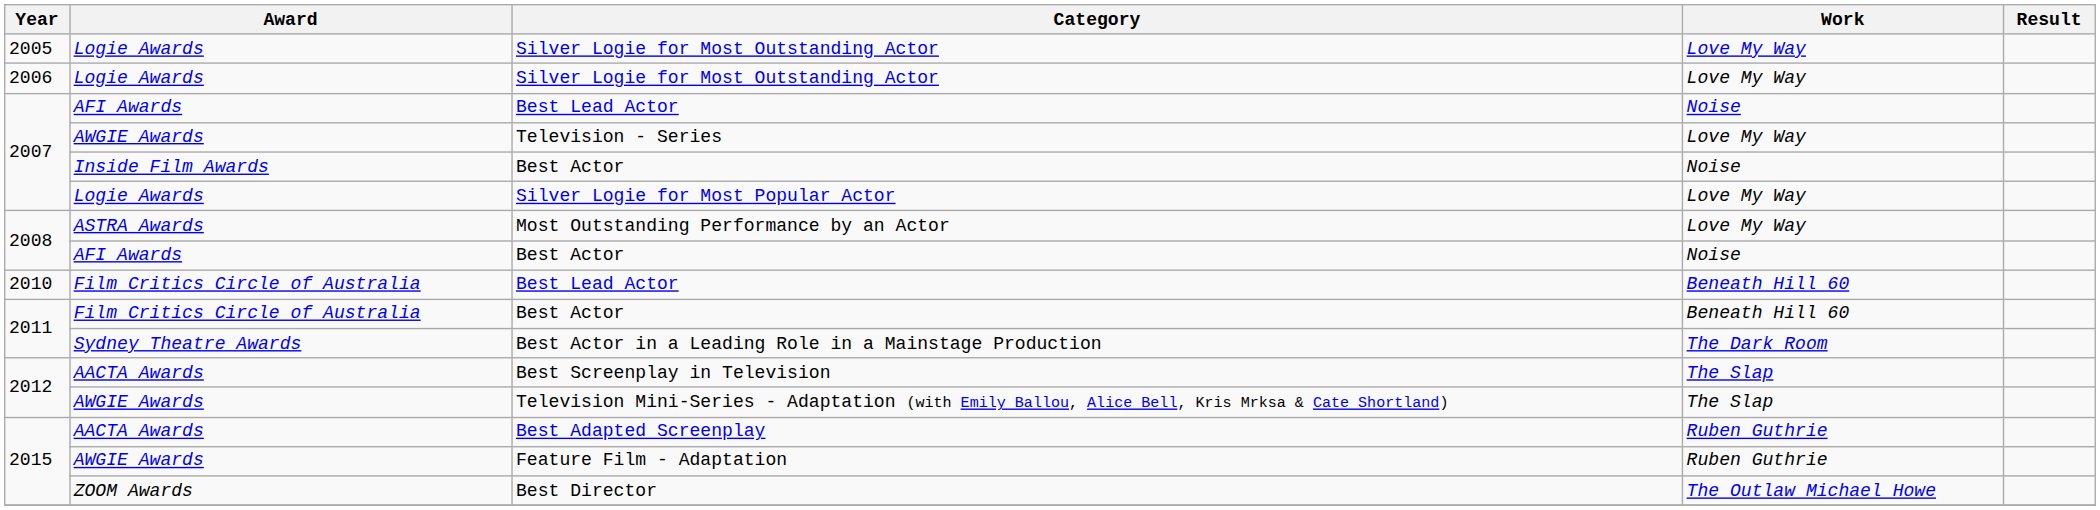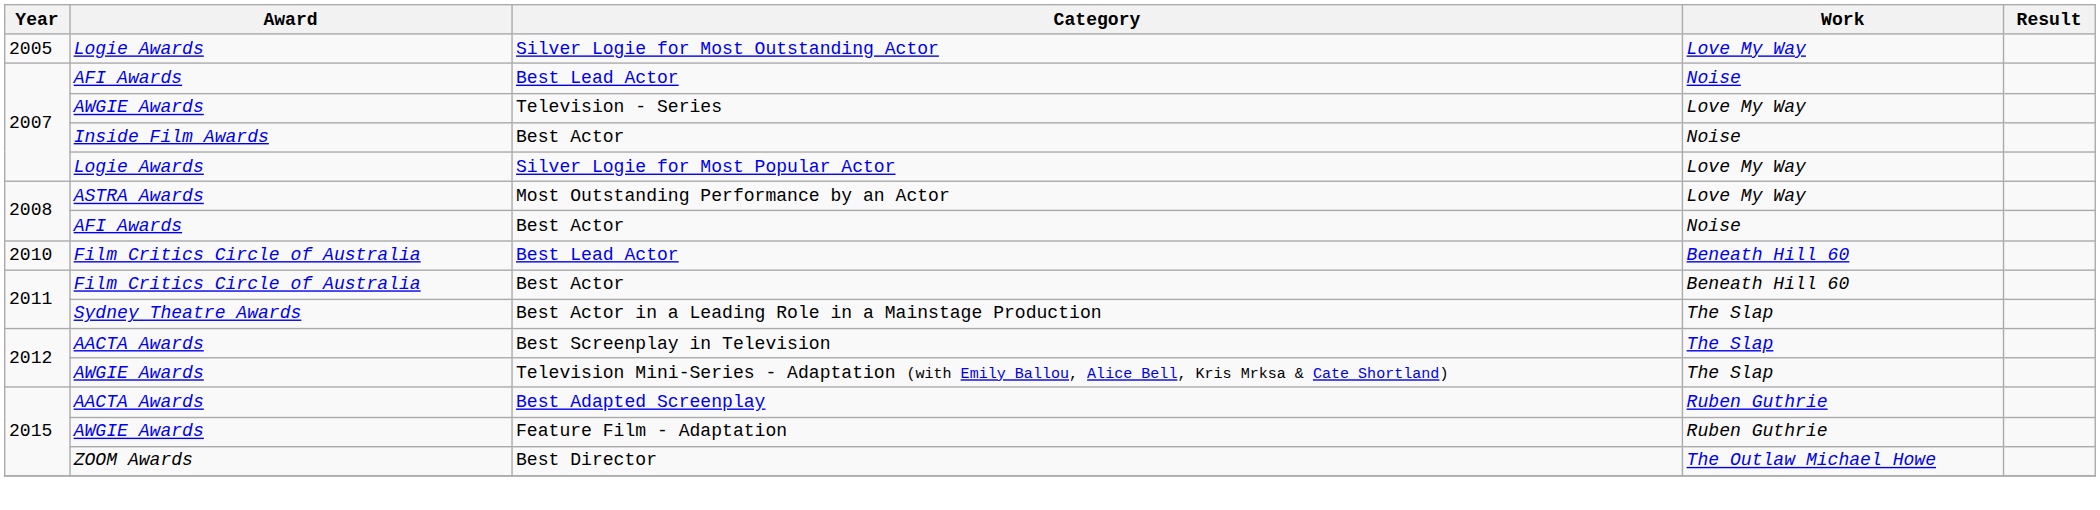- row: (31, 78)
(1757, 343) The Dark Room -> (1730, 314) The Slap
